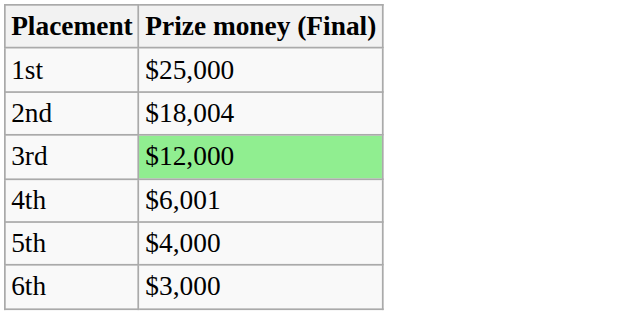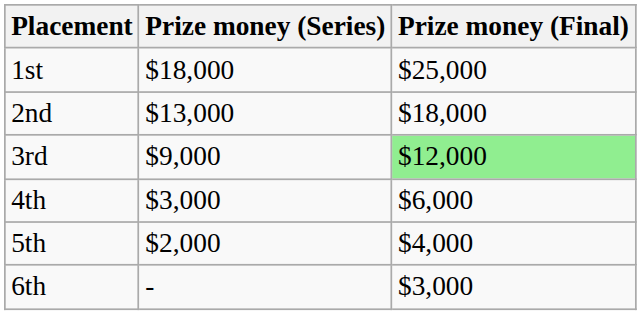+ column: (265, 26)
(190, 112) $18,004 -> (442, 112) $18,000
(183, 199) $6,001 -> (436, 199) $6,000
